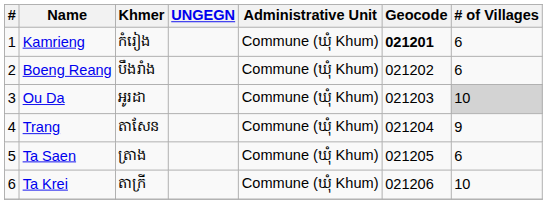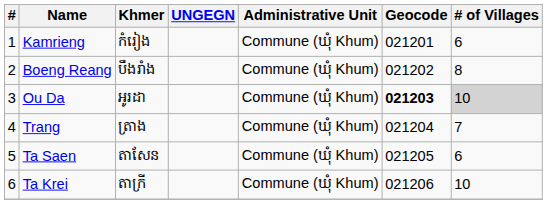(409, 41) bold -> (409, 41) normal
(458, 70) 6 -> (458, 70) 8
(409, 98) normal -> (409, 98) bold
(139, 126) តាសែន -> (132, 126) ត្រាង
(458, 127) 9 -> (458, 127) 7
(132, 155) ត្រាង -> (139, 155) តាសែន
